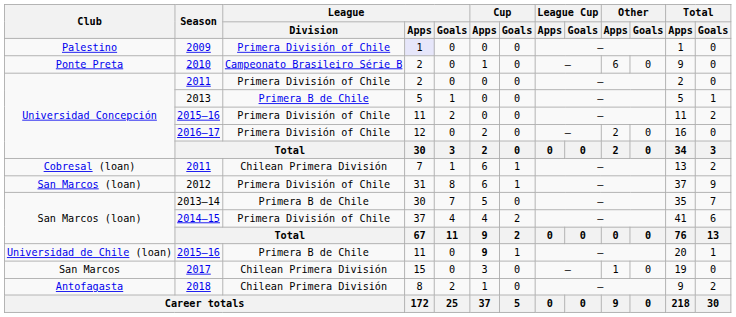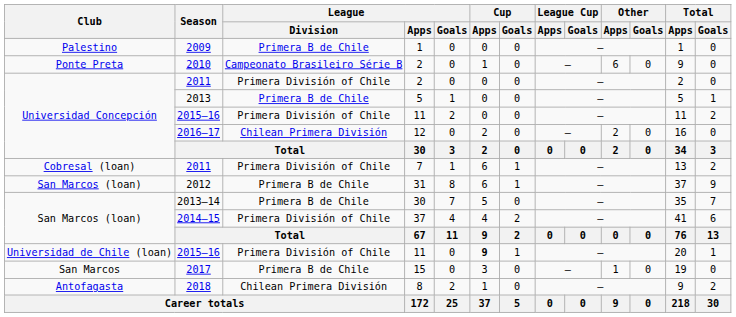(314, 47) Primera División of Chile -> (314, 47) Primera B de Chile
(420, 47) lavender background -> (420, 47) no background
(314, 132) Primera División of Chile -> (314, 132) Chilean Primera División
(314, 167) Chilean Primera División -> (314, 167) Primera División of Chile
(314, 184) Primera División of Chile -> (314, 184) Primera B de Chile
(314, 252) Primera B de Chile -> (314, 252) Primera División of Chile
(314, 269) Chilean Primera División -> (314, 269) Primera B de Chile
